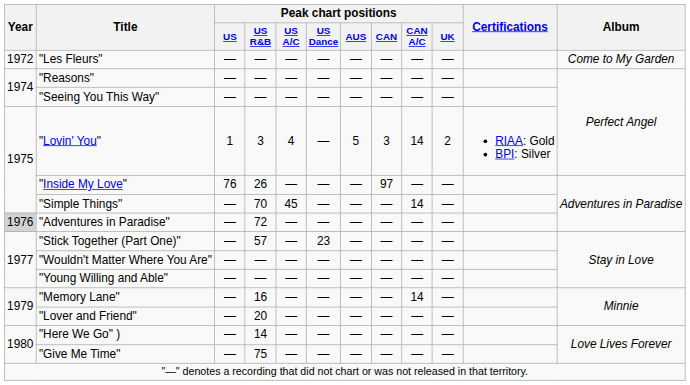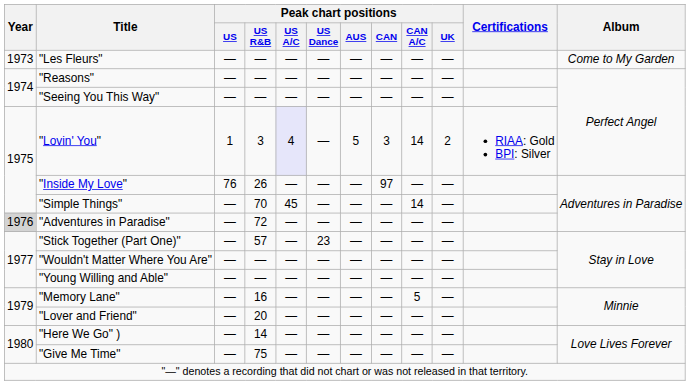(20, 59) 1972 -> (20, 59) 1973
(291, 141) no background -> (291, 141) lavender background
(417, 297) 14 -> (417, 297) 5
